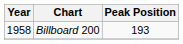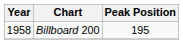(140, 30) 193 -> (140, 30) 195
